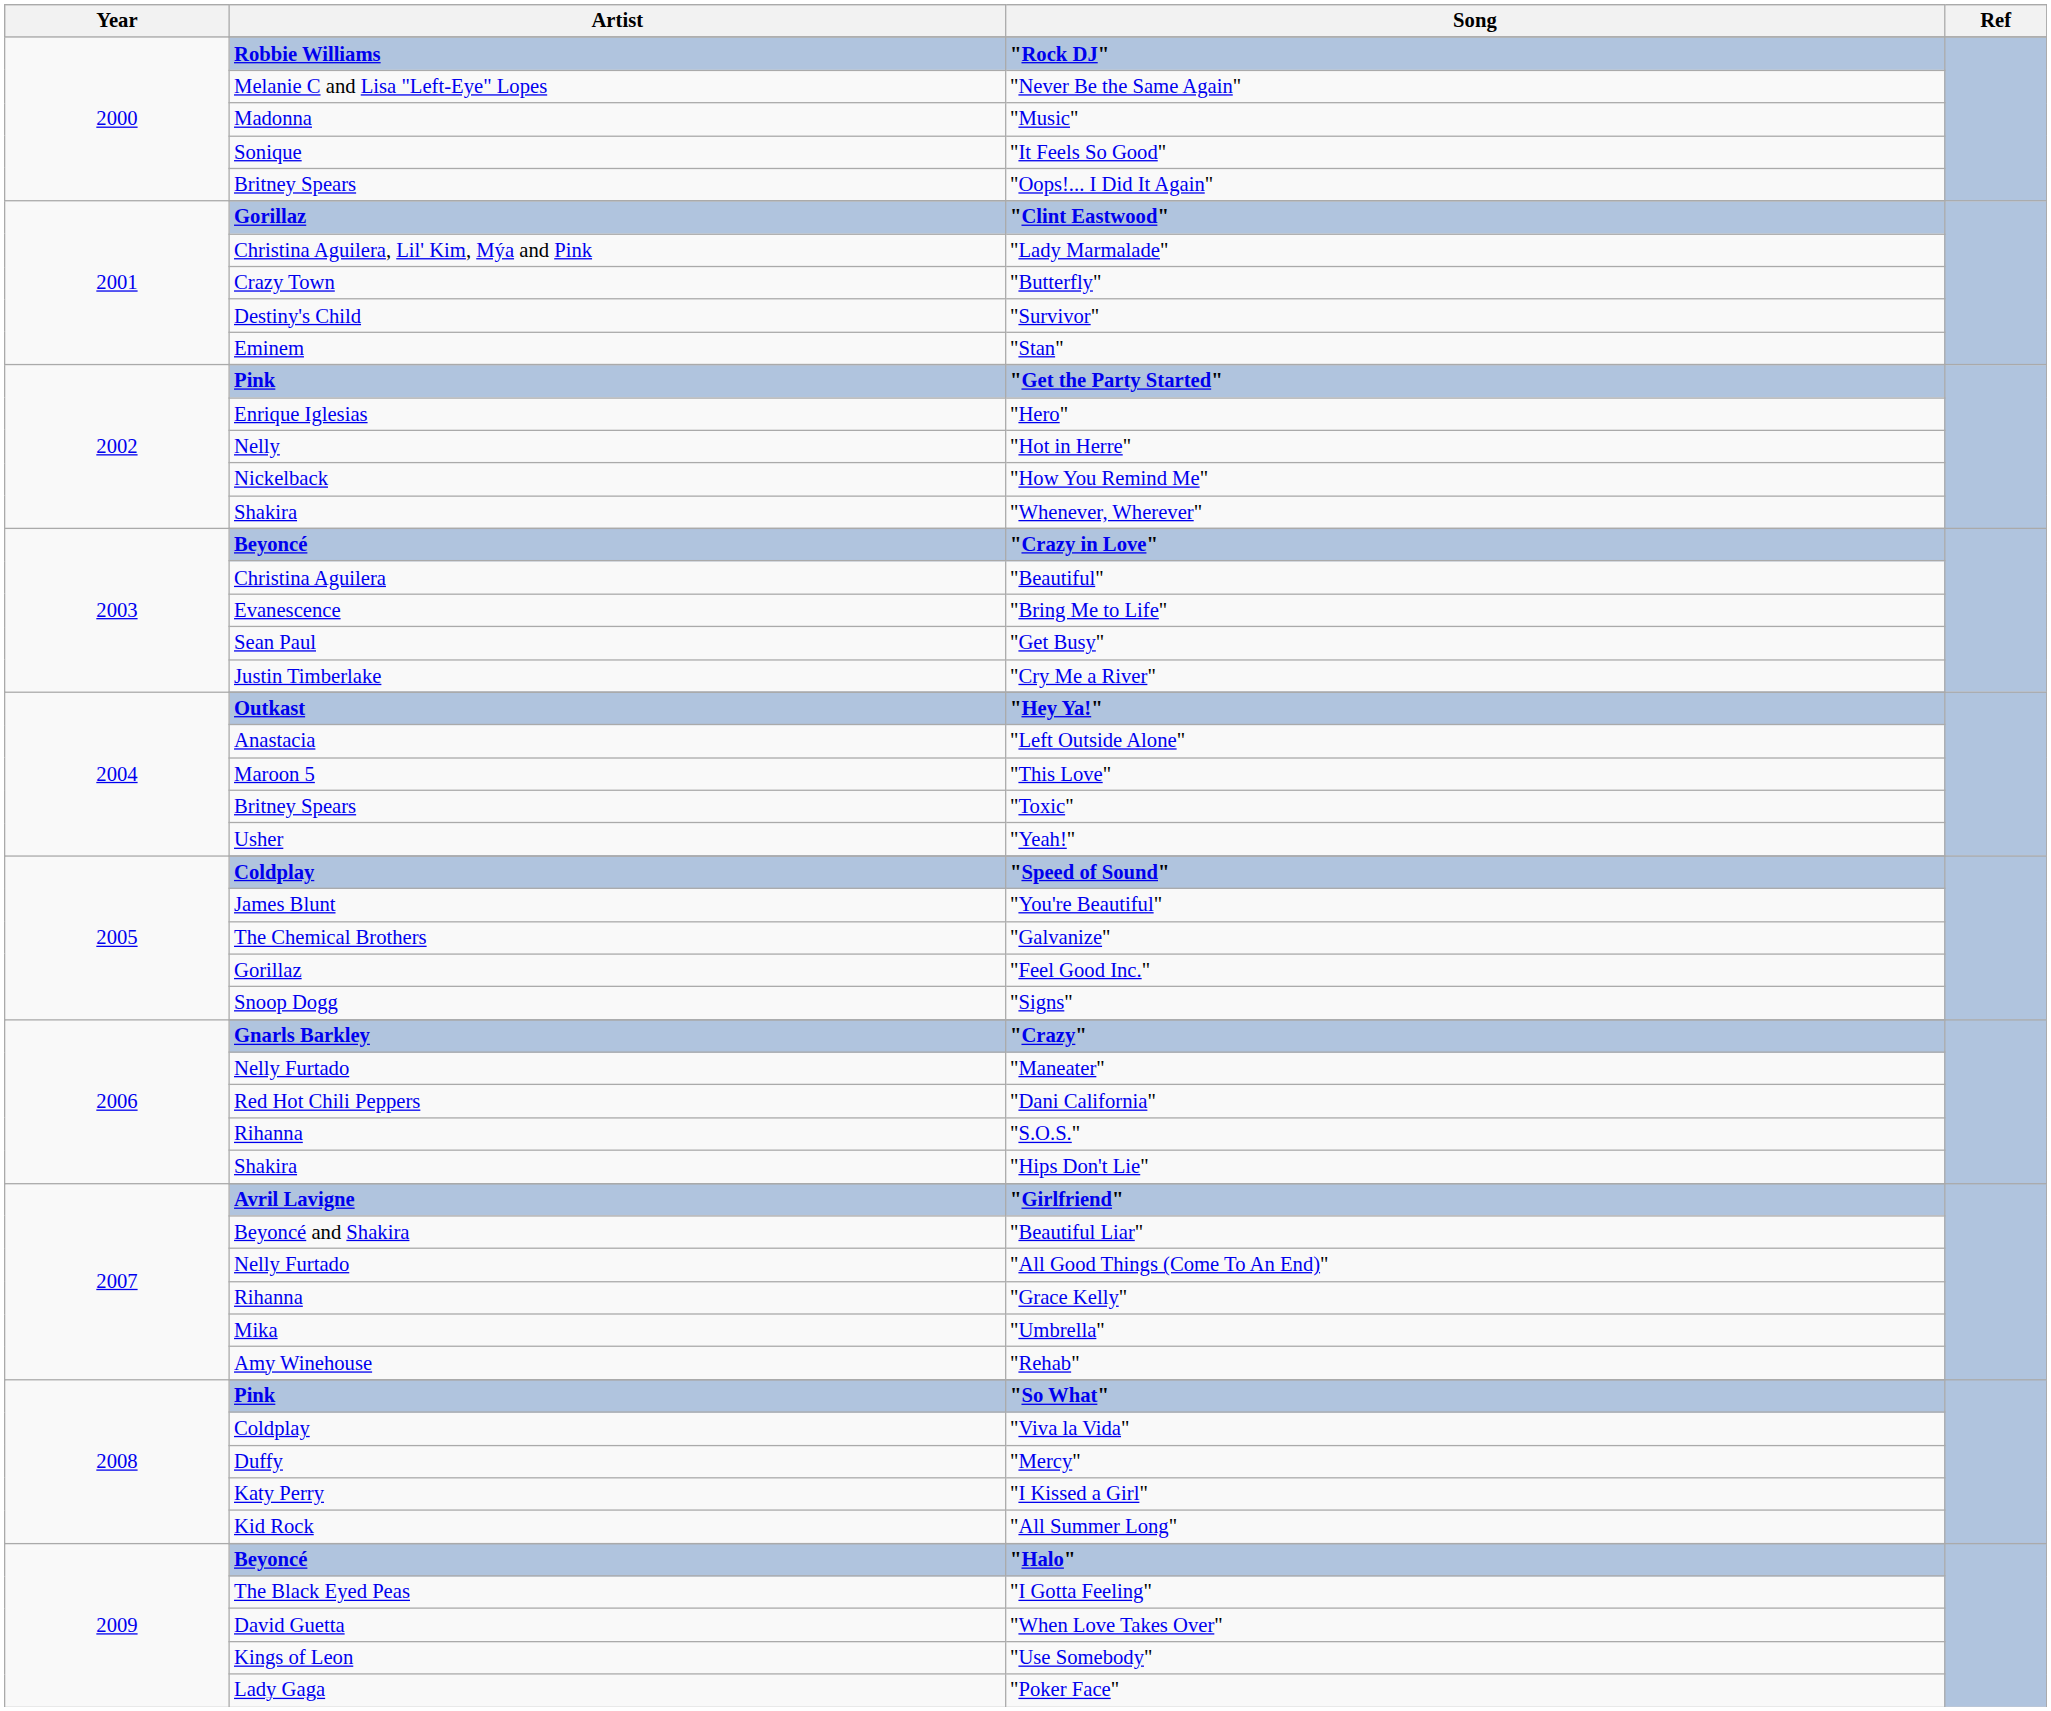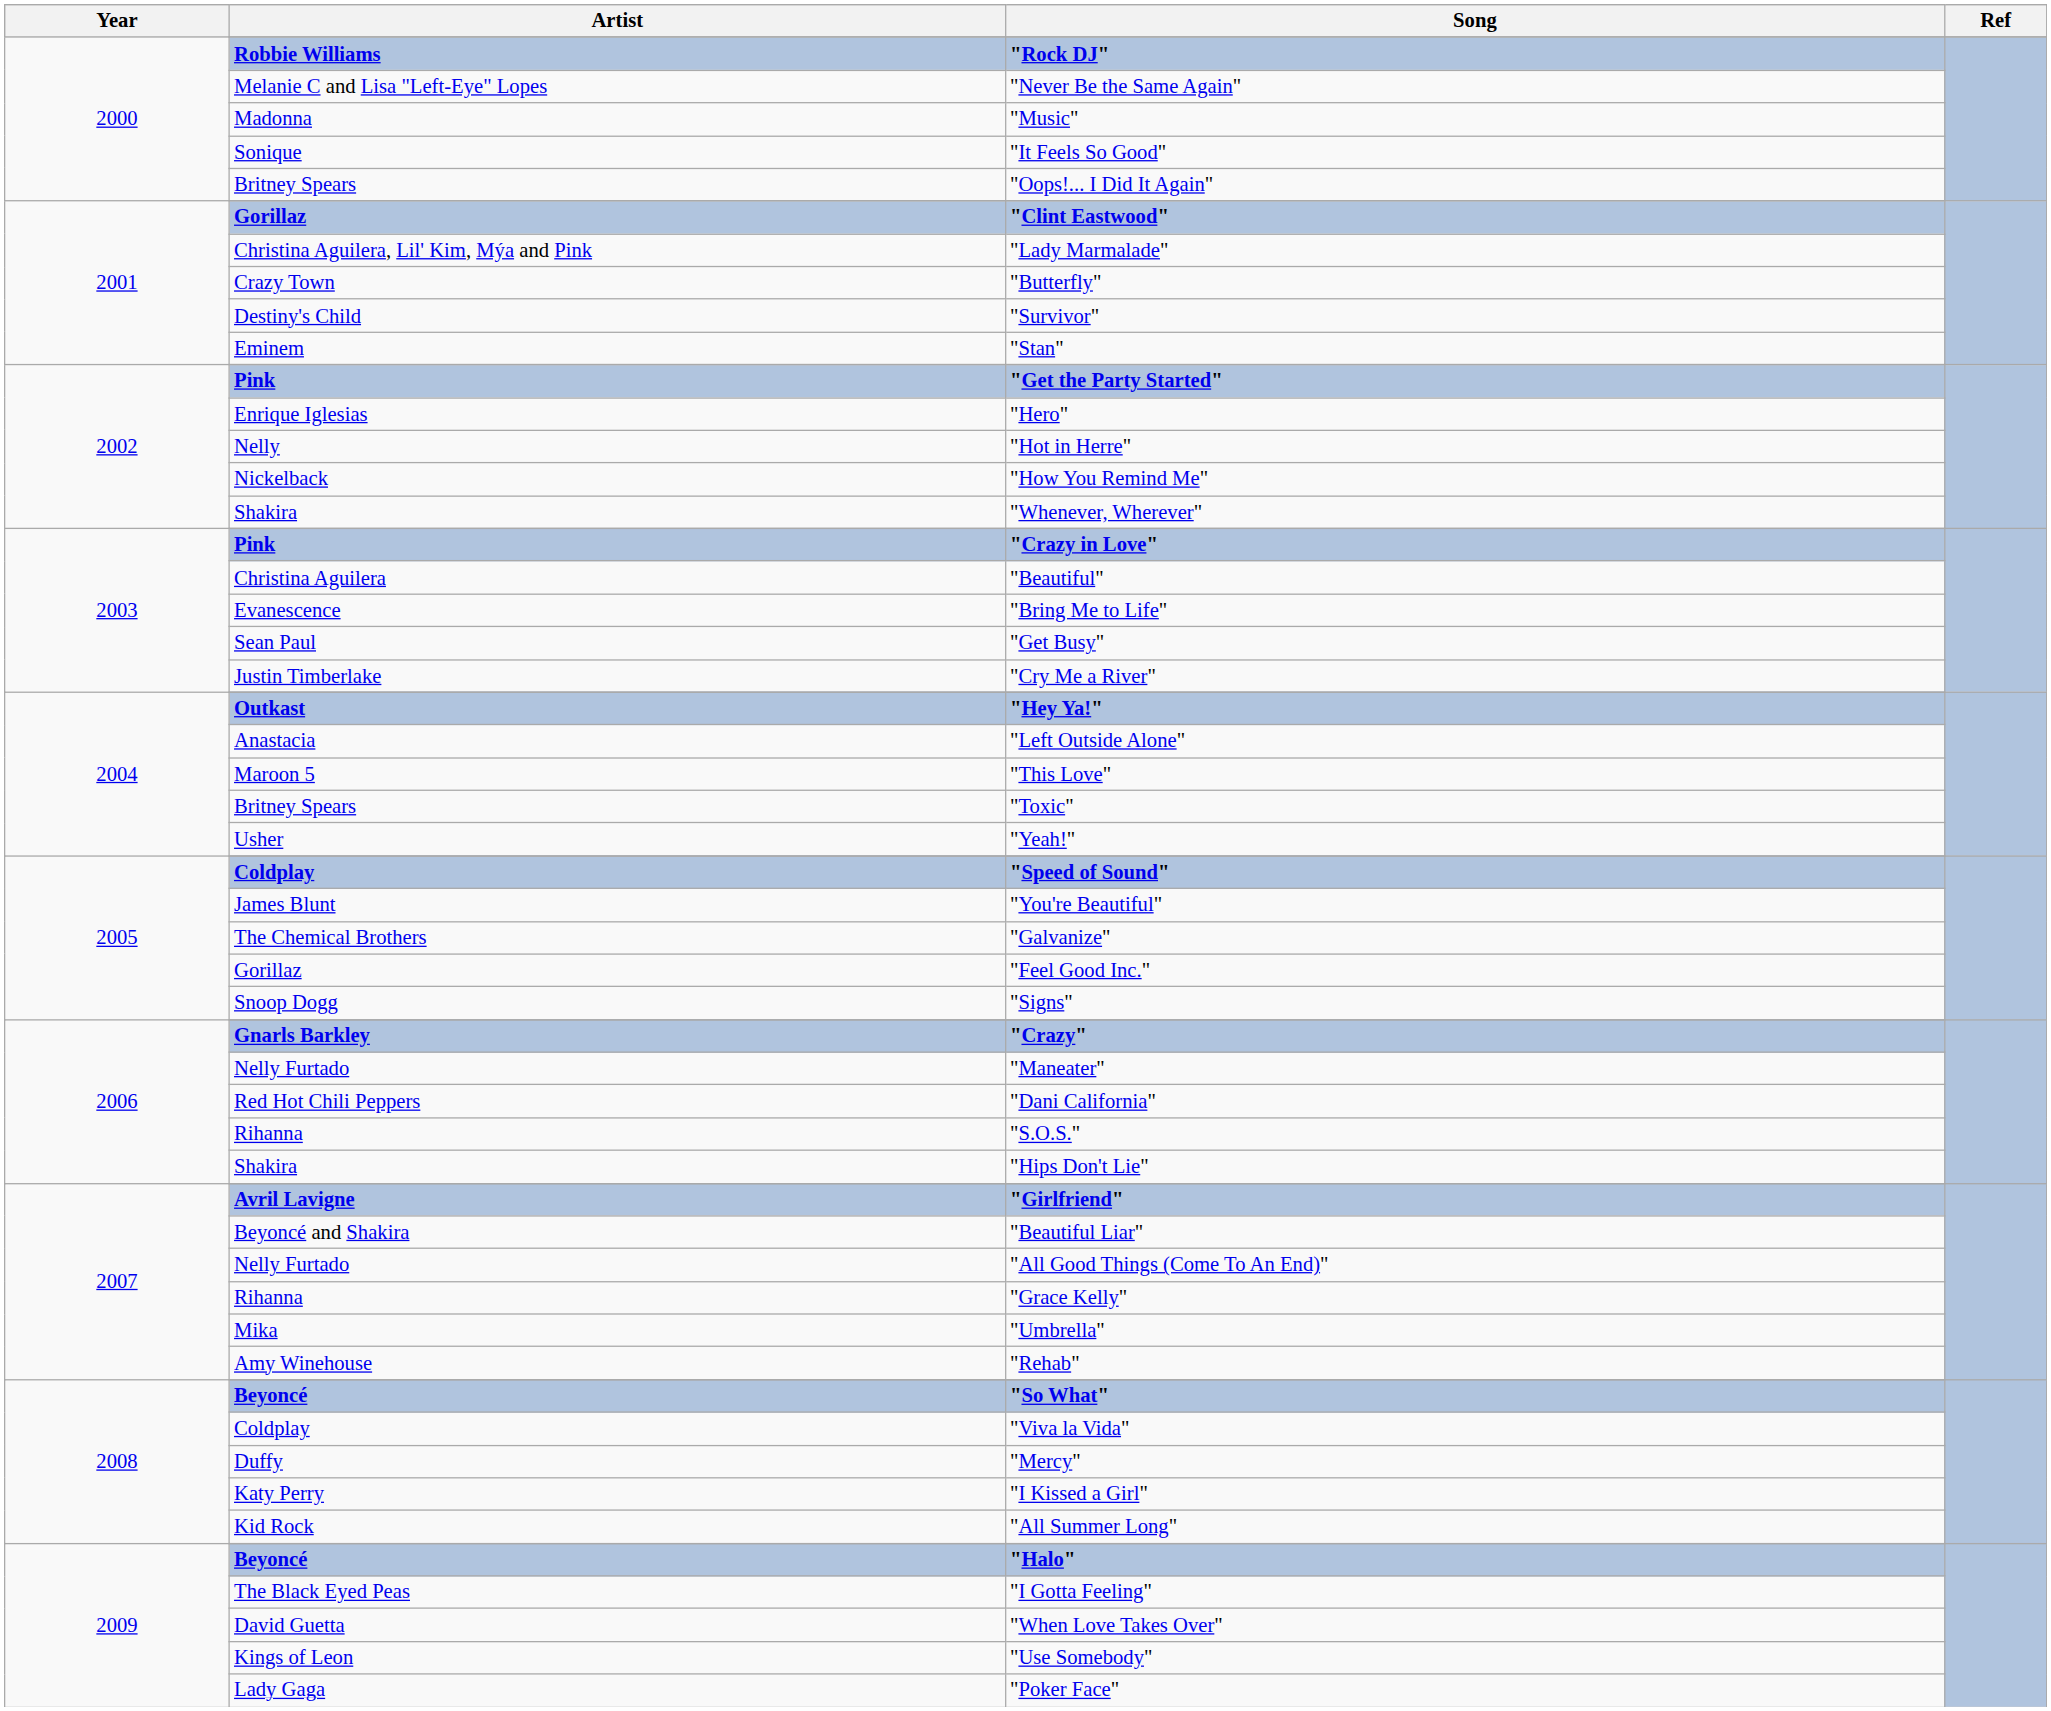(271, 544) Beyoncé -> (255, 544) Pink
(255, 1395) Pink -> (271, 1395) Beyoncé
